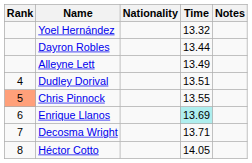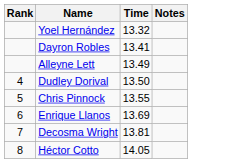- column: (150, 13)
(196, 47) 13.44 -> (136, 47) 13.41
(196, 81) 13.51 -> (136, 81) 13.50
(20, 99) lightsalmon background -> (20, 99) no background
(196, 116) paleturquoise background -> (136, 116) no background
(196, 133) 13.71 -> (136, 133) 13.81
